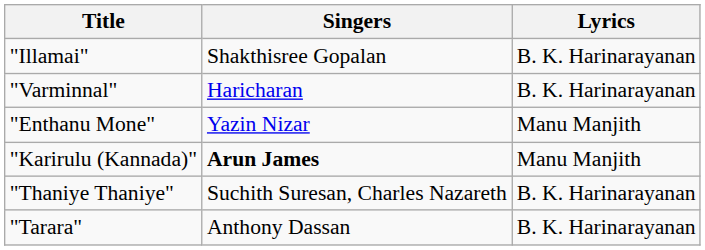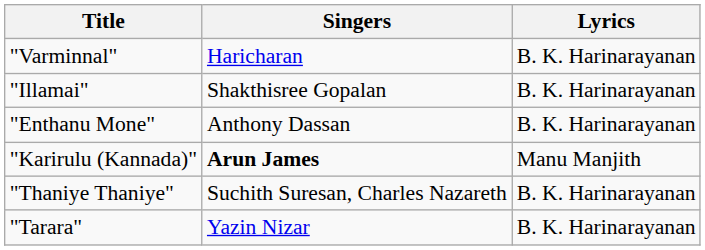rows swapped: (63, 90) <-> (49, 55)
(258, 124) Yazin Nizar -> (279, 124) Anthony Dassan
(579, 124) Manu Manjith -> (606, 124) B. K. Harinarayanan
(279, 227) Anthony Dassan -> (258, 227) Yazin Nizar
